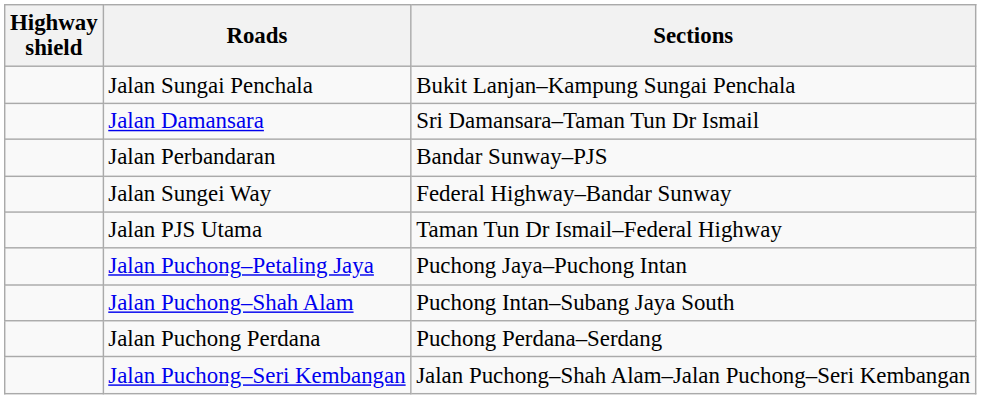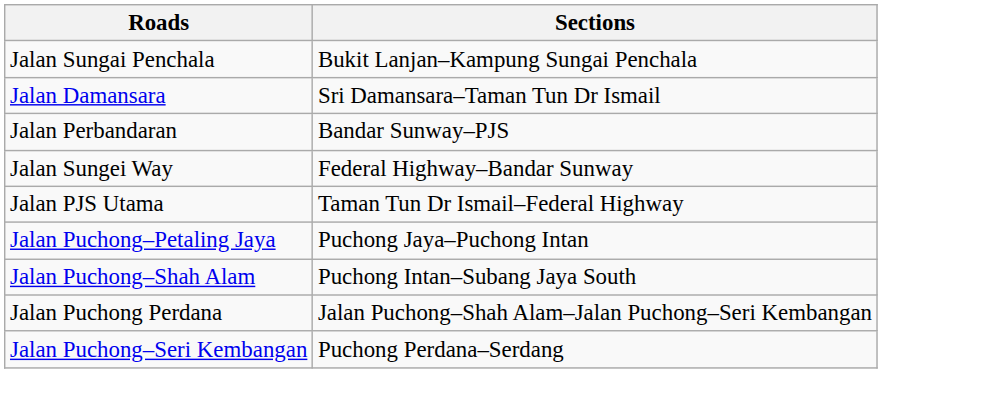- column: (54, 35)
(539, 338) Puchong Perdana–Serdang -> (595, 312) Jalan Puchong–Shah Alam–Jalan Puchong–Seri Kembangan
(693, 374) Jalan Puchong–Shah Alam–Jalan Puchong–Seri Kembangan -> (441, 349) Puchong Perdana–Serdang
